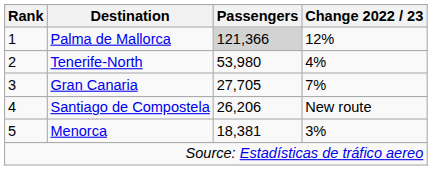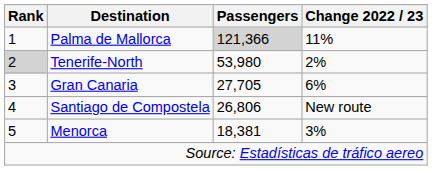(320, 39) 12% -> (319, 39) 11%
(12, 61) no background -> (12, 61) lightgrey background
(316, 61) 4% -> (316, 61) 2%
(316, 84) 7% -> (316, 84) 6%
(239, 107) 26,206 -> (239, 107) 26,806
